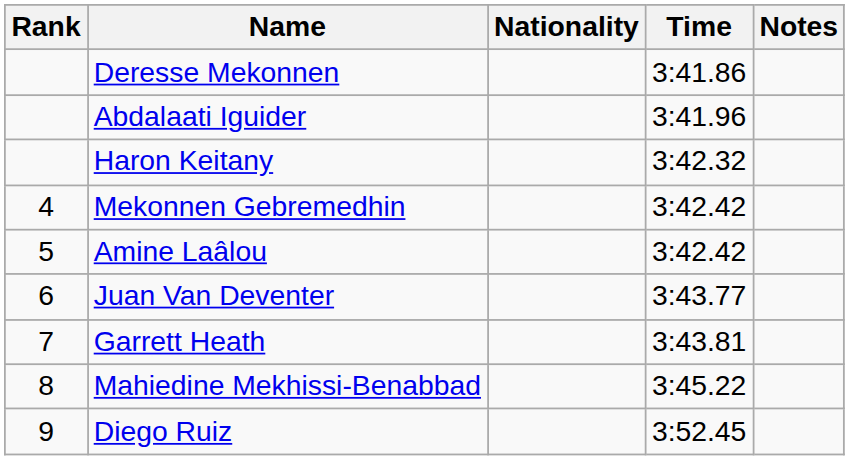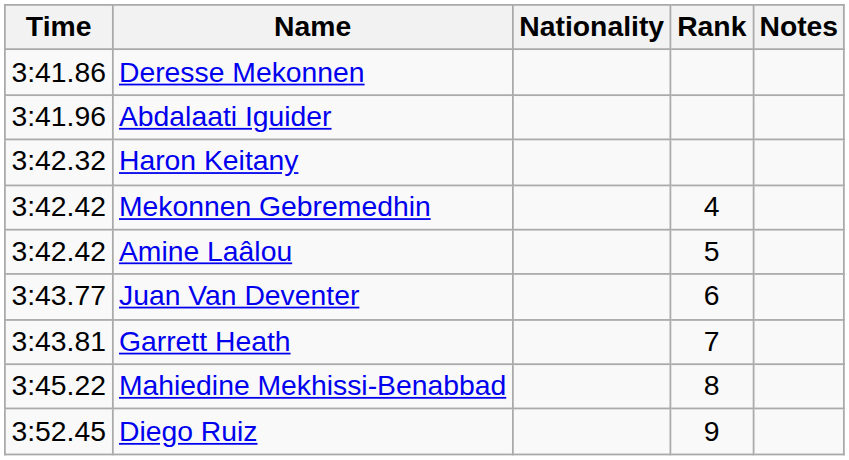columns swapped: (46, 26) <-> (699, 26)
